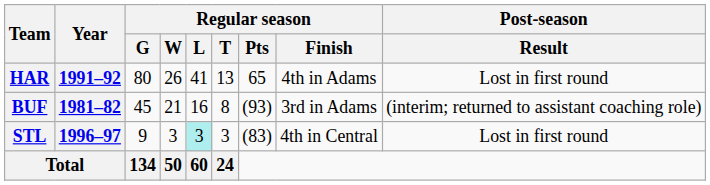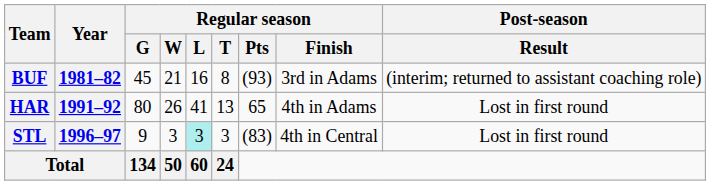rows swapped: (30, 107) <-> (30, 77)
